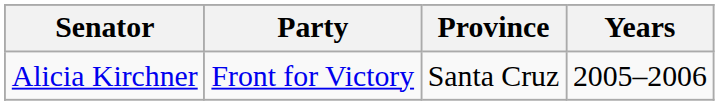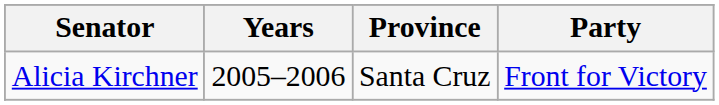columns swapped: (640, 28) <-> (313, 28)
